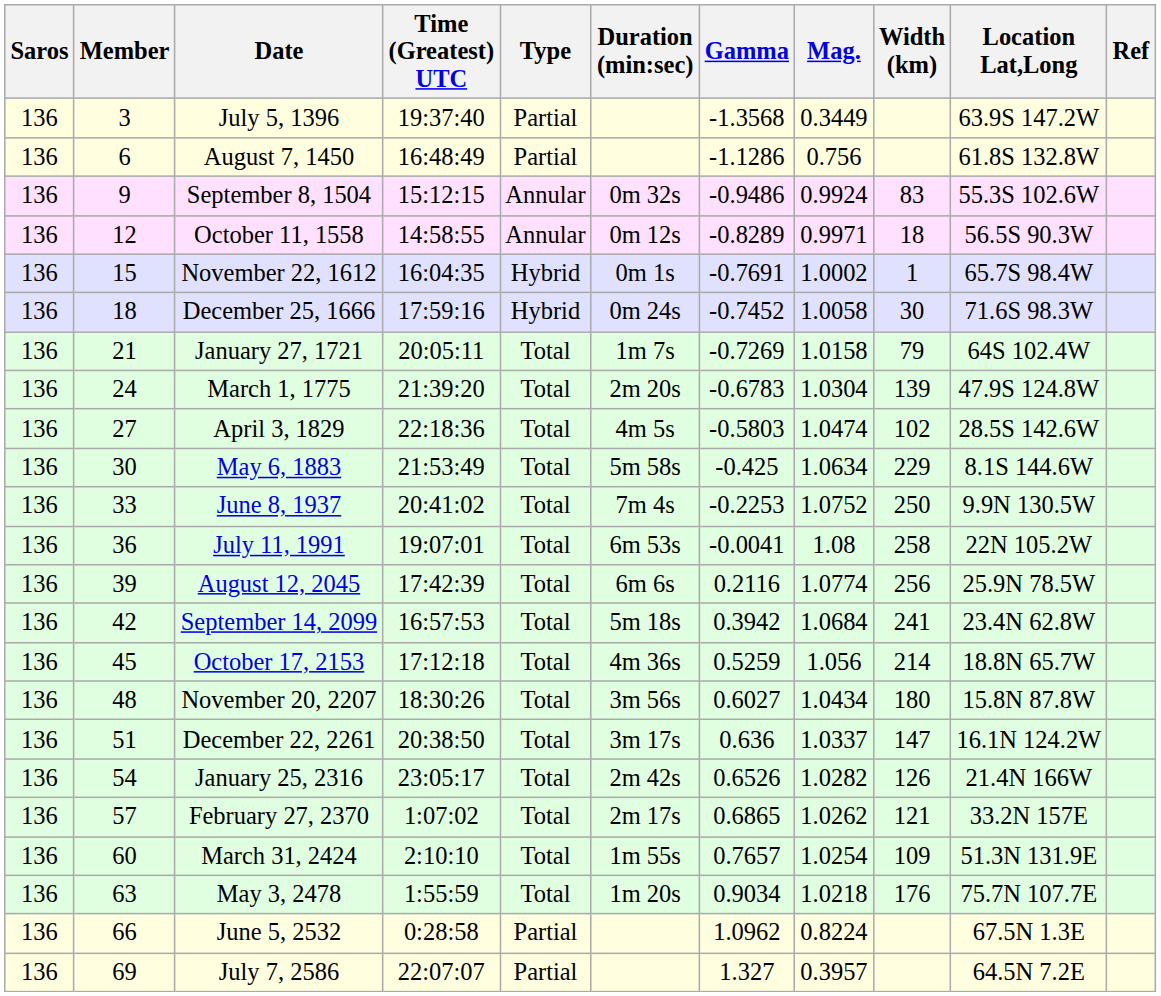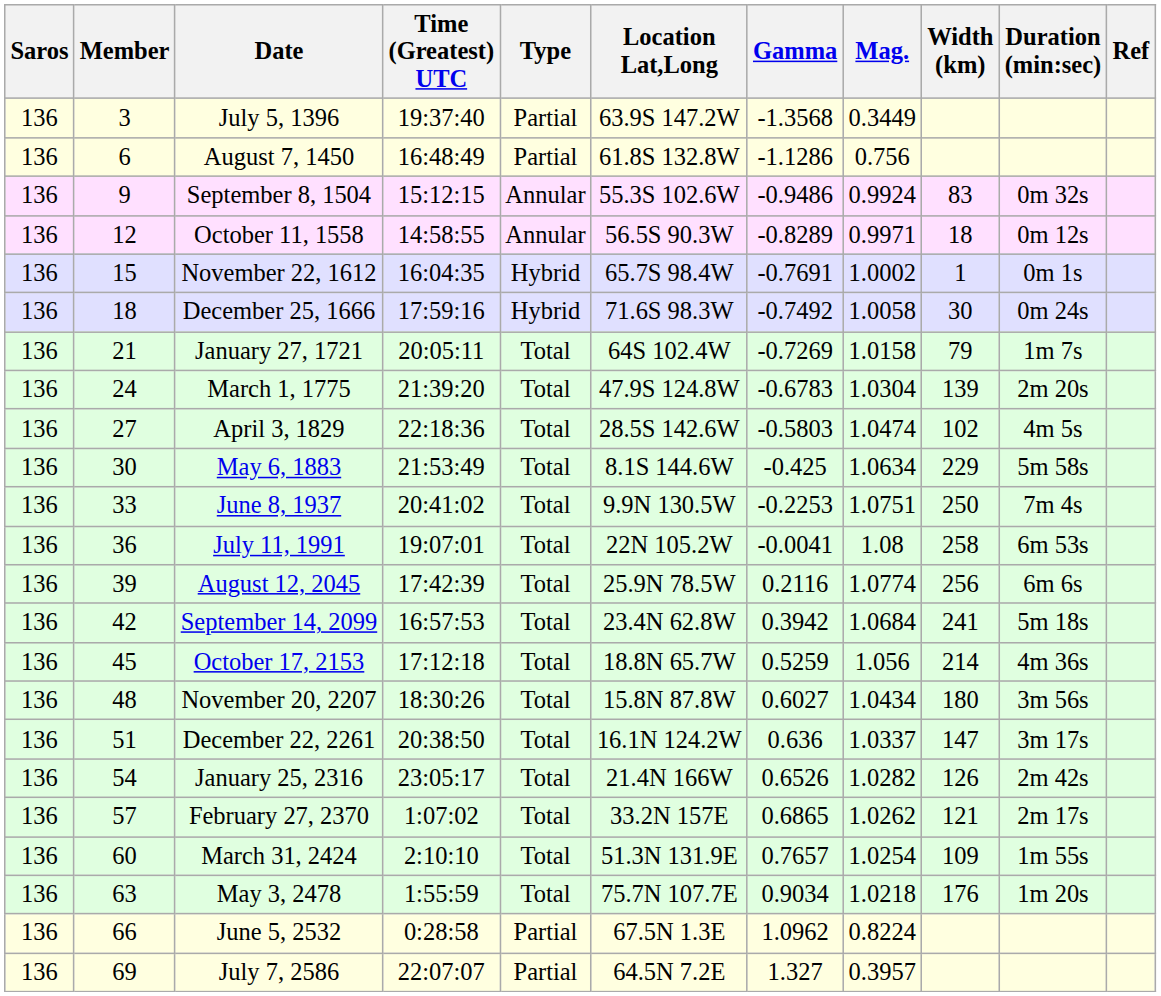columns swapped: (1029, 51) <-> (645, 51)
(747, 311) -0.7452 -> (795, 311) -0.7492
(834, 506) 1.0752 -> (882, 506) 1.0751
